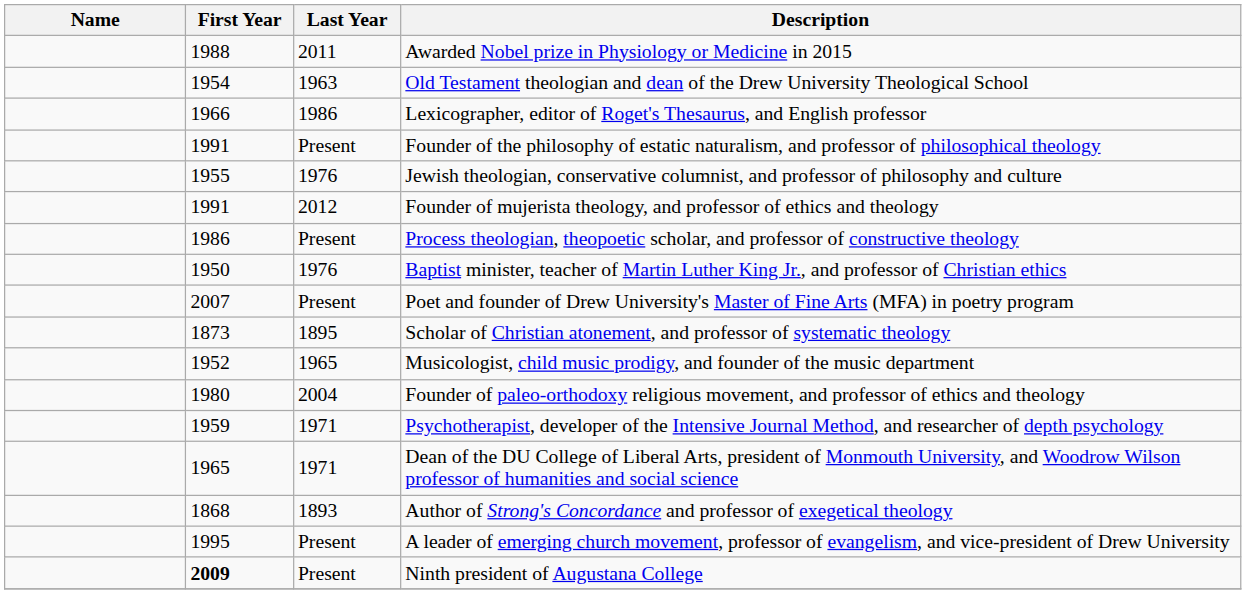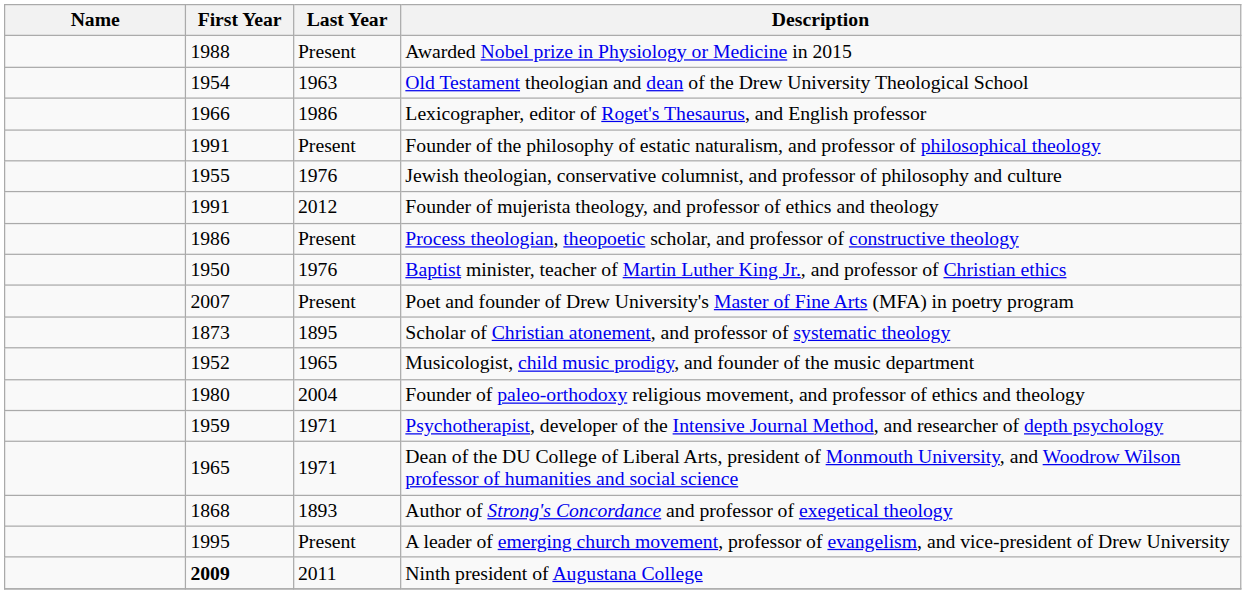(317, 51) 2011 -> (327, 51) Present
(327, 572) Present -> (317, 572) 2011
